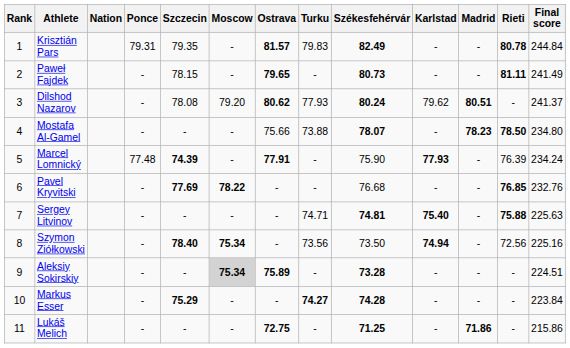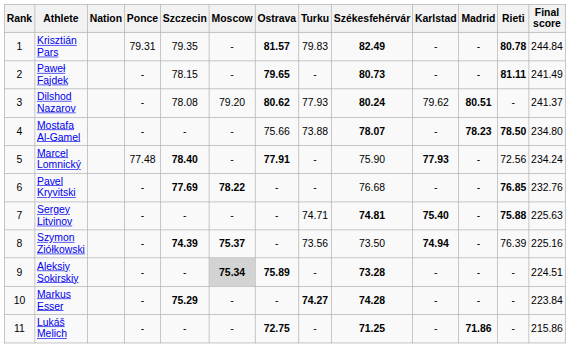(185, 159) 74.39 -> (185, 159) 78.40
(513, 159) 76.39 -> (513, 159) 72.56
(185, 244) 78.40 -> (185, 244) 74.39
(232, 244) 75.34 -> (232, 244) 75.37
(513, 244) 72.56 -> (513, 244) 76.39
